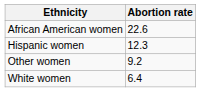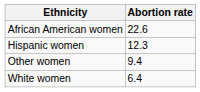(135, 62) 9.2 -> (135, 62) 9.4
